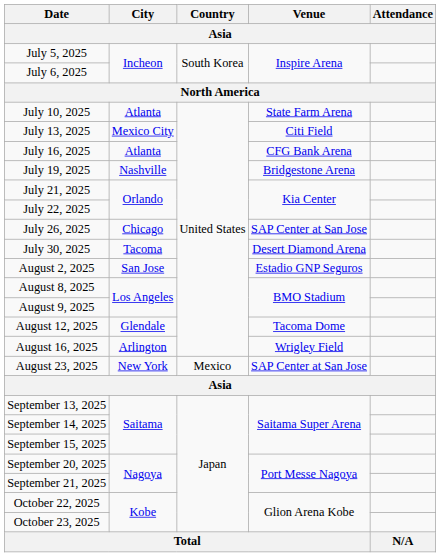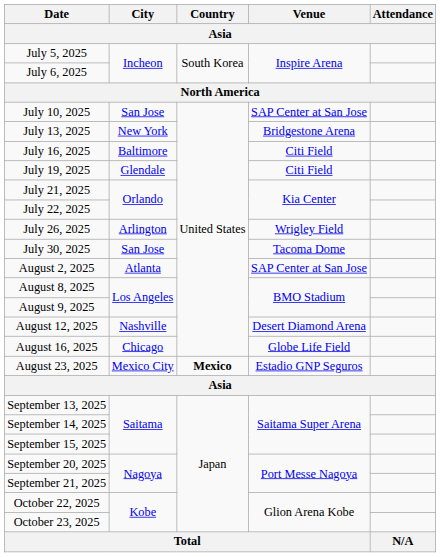(143, 111) Atlanta -> (143, 111) San Jose
(309, 111) State Farm Arena -> (309, 111) SAP Center at San Jose
(143, 131) Mexico City -> (143, 131) New York
(309, 131) Citi Field -> (309, 131) Bridgestone Arena
(143, 151) Atlanta -> (143, 151) Baltimore
(309, 151) CFG Bank Arena -> (309, 151) Citi Field
(143, 170) Nashville -> (143, 170) Glendale
(309, 170) Bridgestone Arena -> (309, 170) Citi Field
(143, 229) Chicago -> (143, 229) Arlington
(309, 229) SAP Center at San Jose -> (309, 229) Wrigley Field
(143, 248) Tacoma -> (143, 248) San Jose
(309, 248) Desert Diamond Arena -> (309, 248) Tacoma Dome
(143, 268) San Jose -> (143, 268) Atlanta
(309, 268) Estadio GNP Seguros -> (309, 268) SAP Center at San Jose
(143, 326) Glendale -> (143, 326) Nashville
(309, 326) Tacoma Dome -> (309, 326) Desert Diamond Arena
(143, 346) Arlington -> (143, 346) Chicago
(309, 346) Wrigley Field -> (309, 346) Globe Life Field
(143, 365) New York -> (143, 365) Mexico City
(212, 365) normal -> (212, 365) bold
(309, 365) SAP Center at San Jose -> (309, 365) Estadio GNP Seguros
